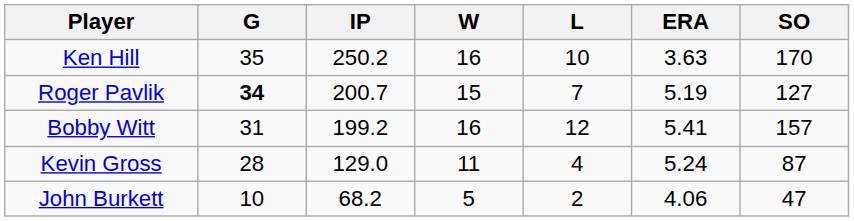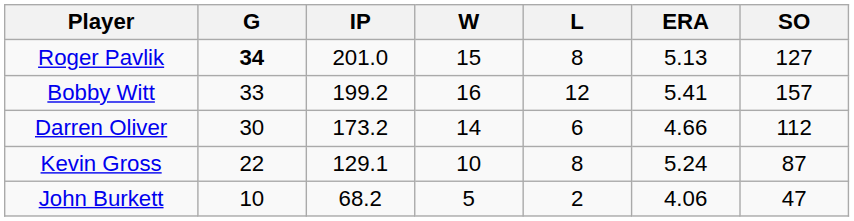- row: (101, 57)
(360, 92) 200.7 -> (360, 57) 201.0
(577, 92) 7 -> (577, 57) 8
(686, 92) 5.19 -> (686, 57) 5.13
(252, 127) 31 -> (252, 92) 33
+ row: (101, 127)
(252, 163) 28 -> (252, 163) 22
(360, 163) 129.0 -> (360, 163) 129.1
(469, 163) 11 -> (469, 163) 10
(577, 163) 4 -> (577, 163) 8
